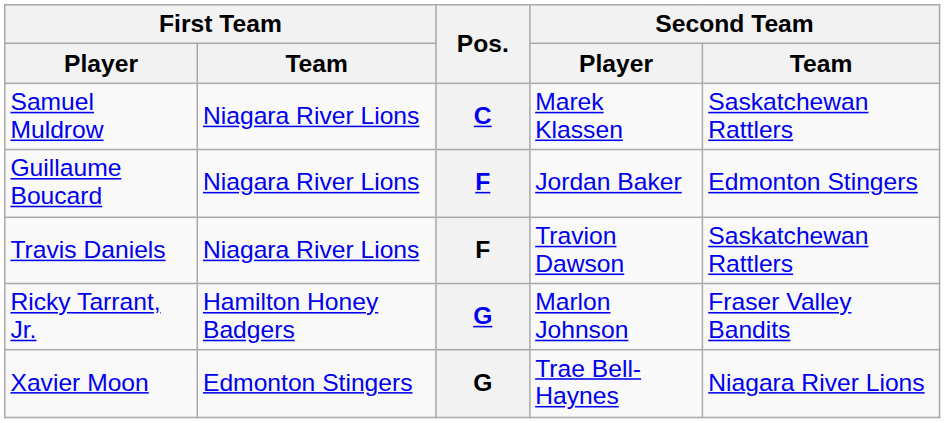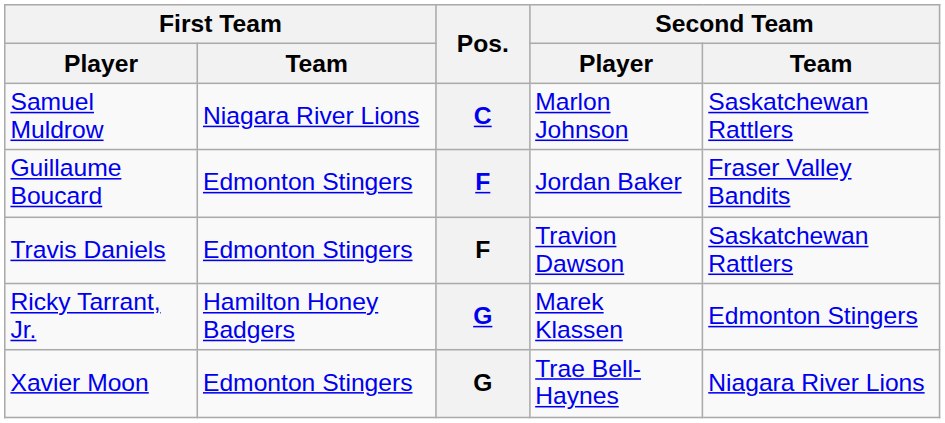(579, 116) Marek Klassen -> (582, 116) Marlon Johnson
(311, 182) Niagara River Lions -> (308, 182) Edmonton Stingers
(813, 182) Edmonton Stingers -> (780, 182) Fraser Valley Bandits
(311, 249) Niagara River Lions -> (308, 249) Edmonton Stingers
(582, 316) Marlon Johnson -> (579, 316) Marek Klassen
(780, 316) Fraser Valley Bandits -> (813, 316) Edmonton Stingers
